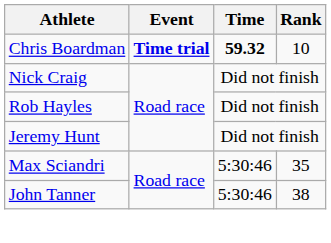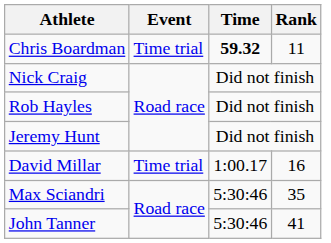(172, 48) bold -> (168, 48) normal
(301, 48) 10 -> (296, 48) 11
+ row: (55, 165)
(301, 194) 38 -> (296, 223) 41
